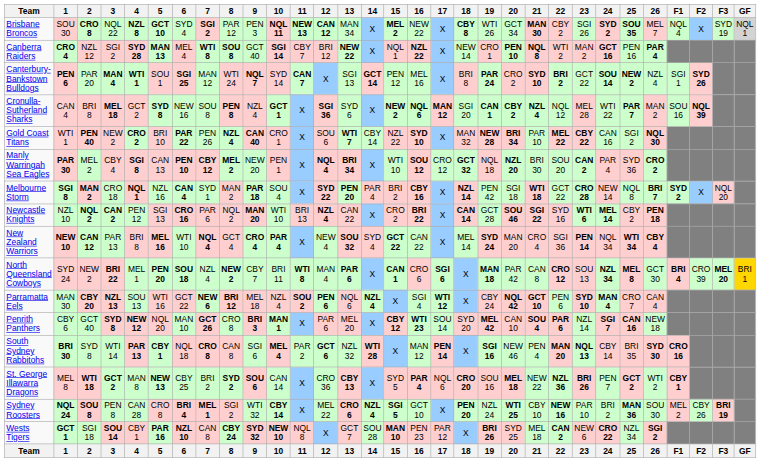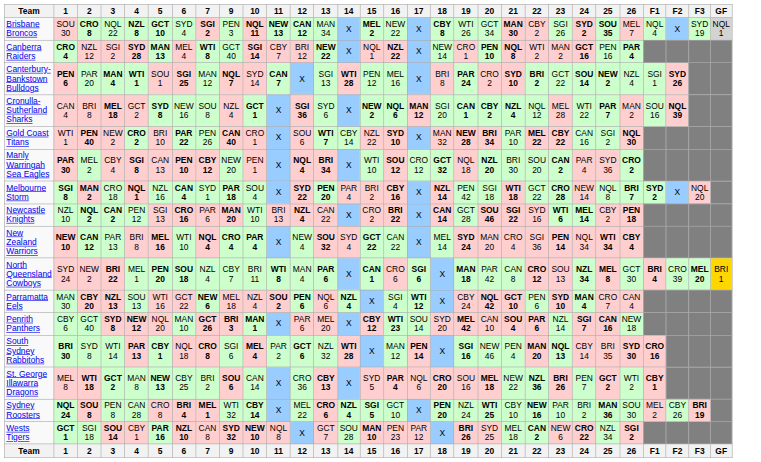- column: (231, 11)
(372, 78) GCT 14 -> (349, 78) WTI 28
